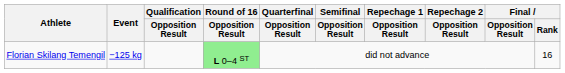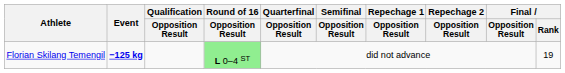(126, 55) normal -> (126, 55) bold
(547, 55) 16 -> (548, 55) 19
